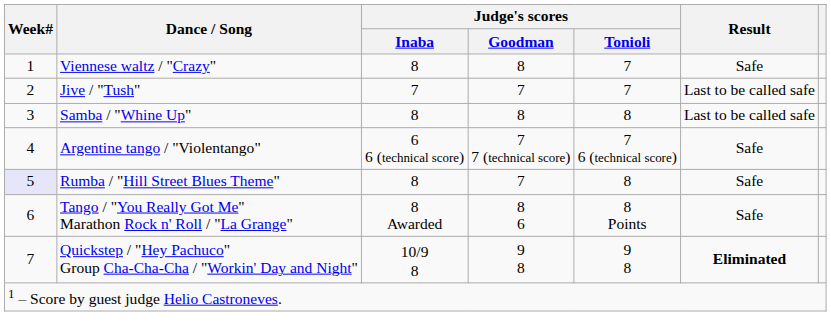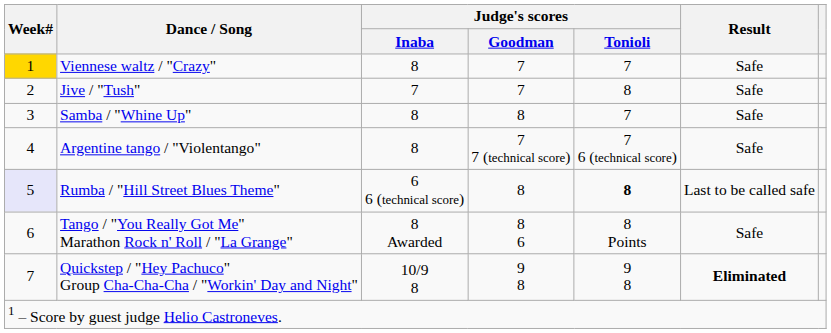(30, 66) no background -> (30, 66) gold background
(521, 66) 8 -> (521, 66) 7
(627, 90) 7 -> (627, 90) 8
(749, 90) Last to be called safe -> (749, 90) Safe
(627, 115) 8 -> (627, 115) 7
(749, 115) Last to be called safe -> (749, 115) Safe
(415, 148) 6 6 (technical score) -> (415, 148) 8
(415, 181) 8 -> (415, 190) 6 6 (technical score)
(521, 181) 7 -> (521, 190) 8
(627, 181) normal -> (627, 190) bold
(749, 181) Safe -> (749, 190) Last to be called safe
